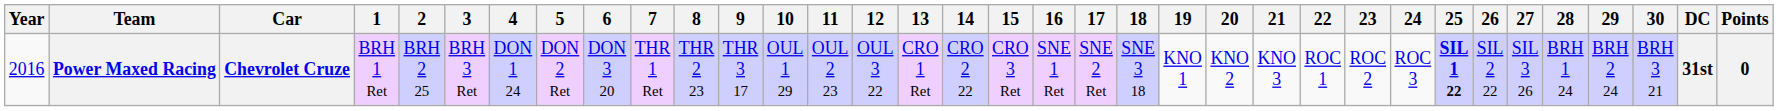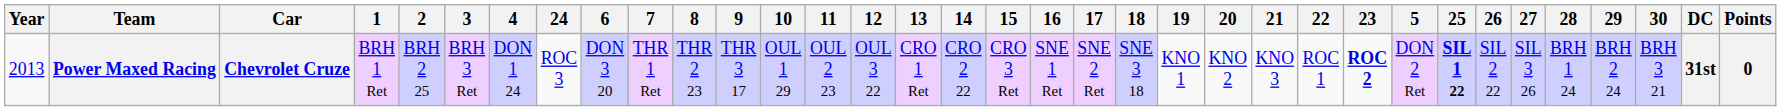columns swapped: (560, 18) <-> (1413, 18)
(27, 69) 2016 -> (27, 69) 2013
(1368, 69) normal -> (1367, 69) bold
